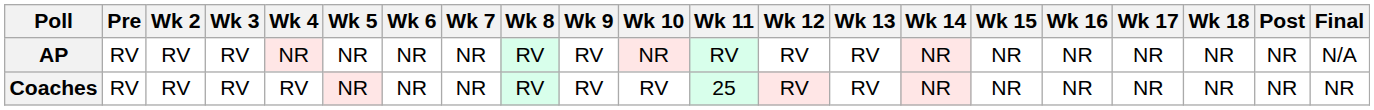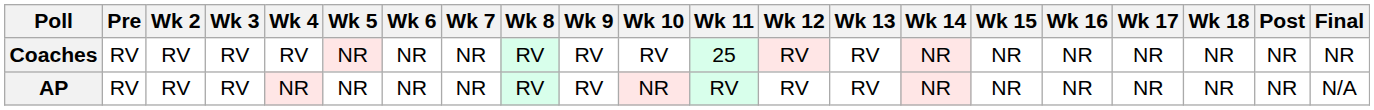rows swapped: (54, 54) <-> (54, 88)
